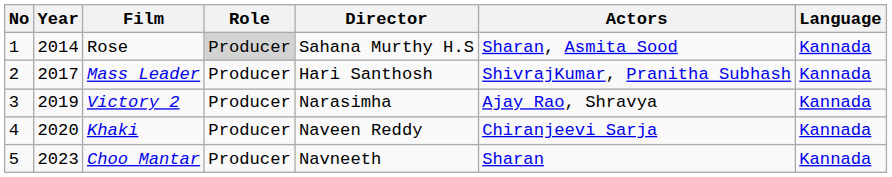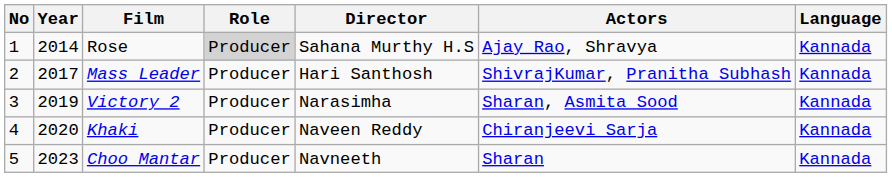(580, 47) Sharan, Asmita Sood -> (570, 47) Ajay Rao, Shravya
(570, 103) Ajay Rao, Shravya -> (580, 103) Sharan, Asmita Sood
